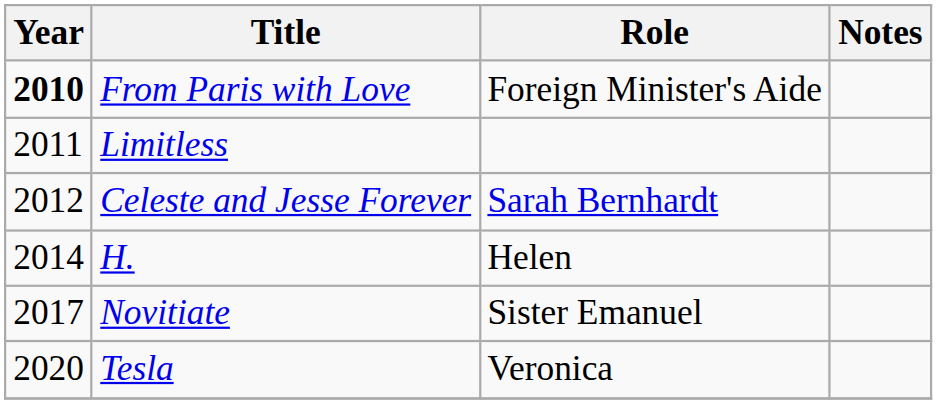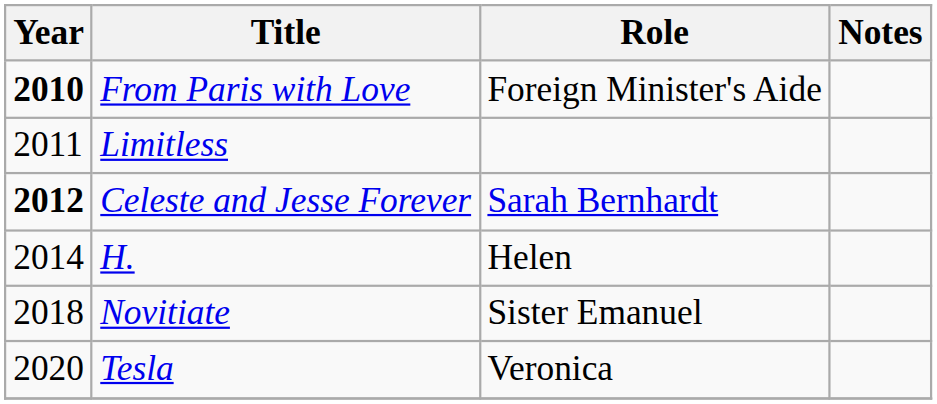(49, 200) normal -> (49, 200) bold
(49, 312) 2017 -> (49, 312) 2018
